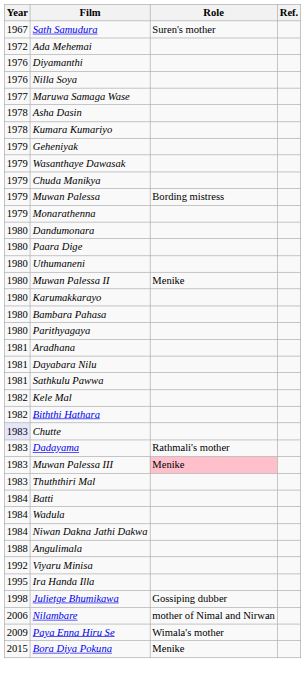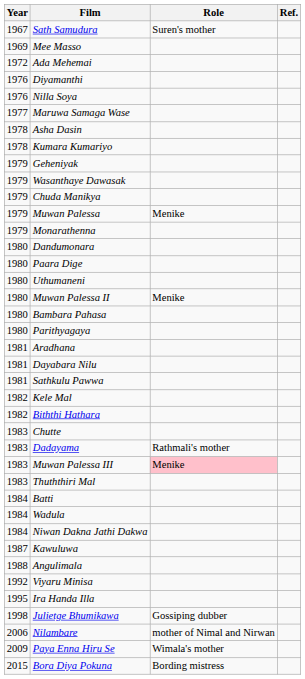+ row: (57, 46)
(188, 197) Bording mistress -> (168, 213) Menike
- row: (67, 297)
(17, 431) lavender background -> (17, 431) no background
+ row: (55, 548)
(168, 649) Menike -> (188, 666) Bording mistress
